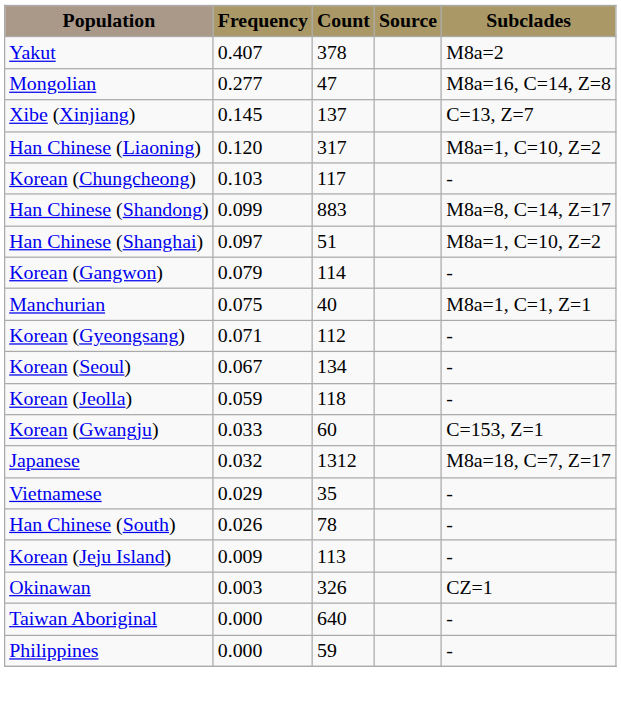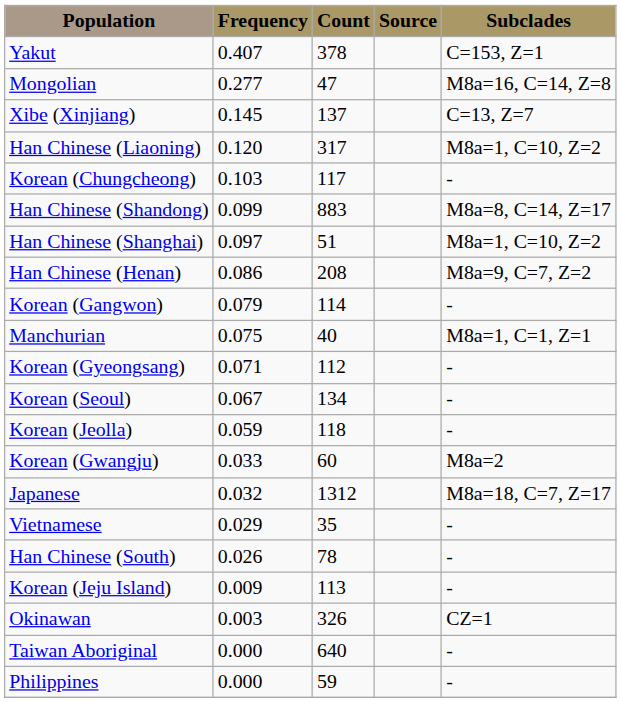(475, 52) M8a=2 -> (495, 52) C=153, Z=1
+ row: (95, 272)
(495, 430) C=153, Z=1 -> (475, 461) M8a=2
